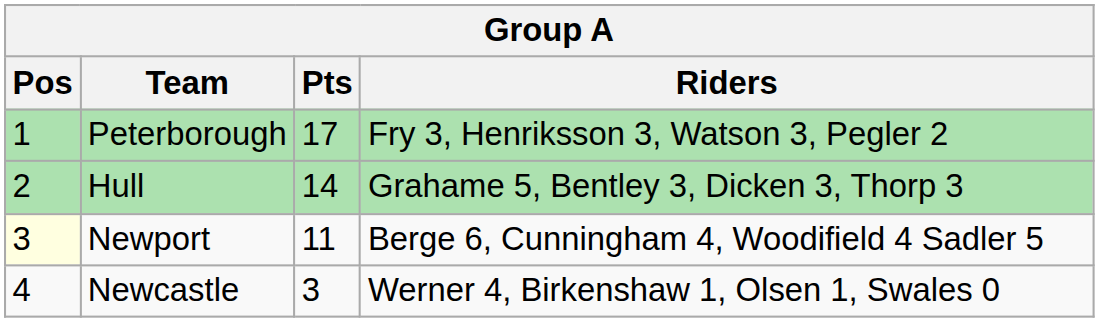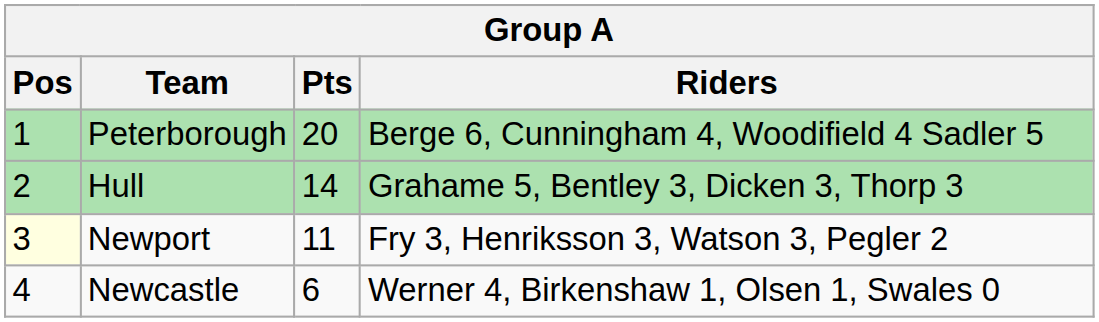(320, 134) 17 -> (320, 134) 20
(658, 134) Fry 3, Henriksson 3, Watson 3, Pegler 2 -> (706, 134) Berge 6, Cunningham 4, Woodifield 4 Sadler 5
(706, 238) Berge 6, Cunningham 4, Woodifield 4 Sadler 5 -> (658, 238) Fry 3, Henriksson 3, Watson 3, Pegler 2
(311, 290) 3 -> (311, 290) 6
